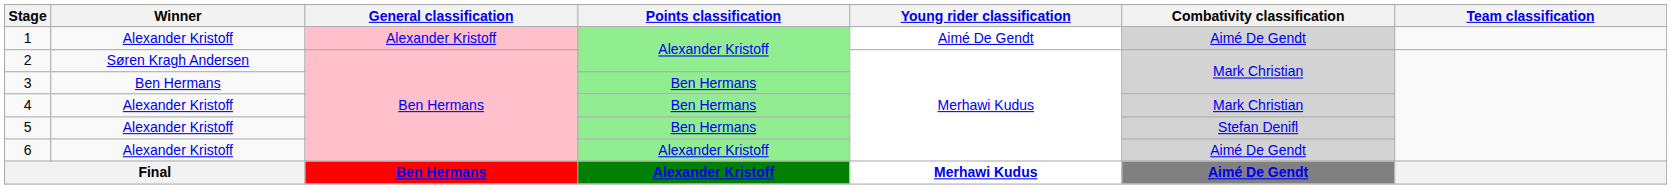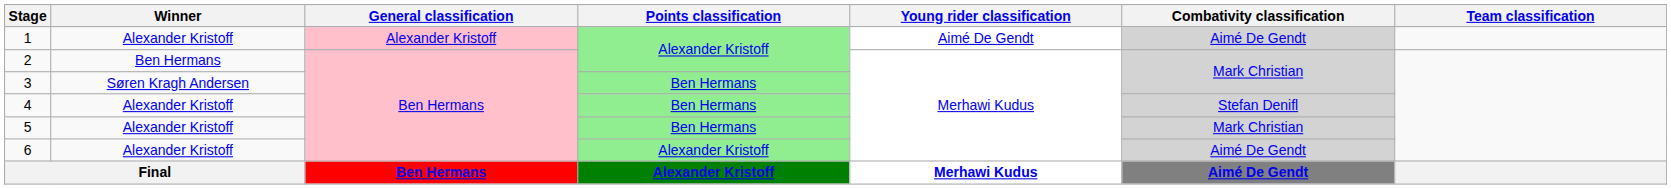(178, 61) Søren Kragh Andersen -> (178, 61) Ben Hermans
(178, 83) Ben Hermans -> (178, 83) Søren Kragh Andersen
(1258, 106) Mark Christian -> (1258, 106) Stefan Denifl
(1258, 128) Stefan Denifl -> (1258, 128) Mark Christian
